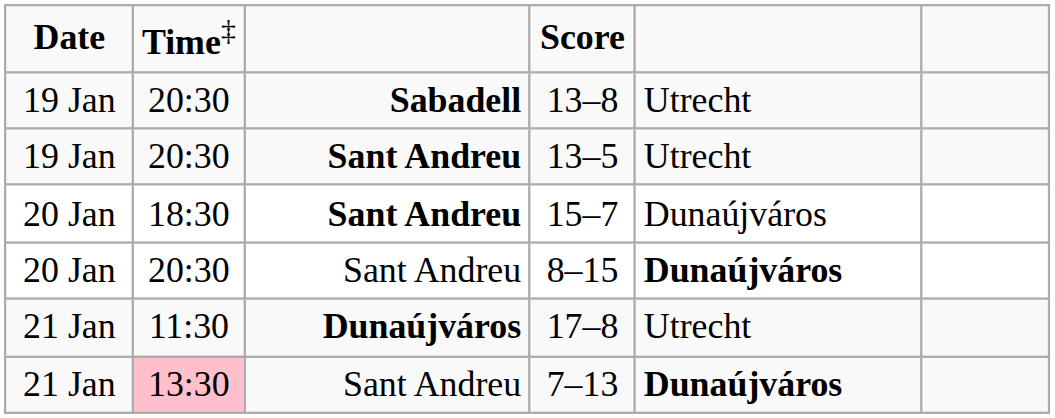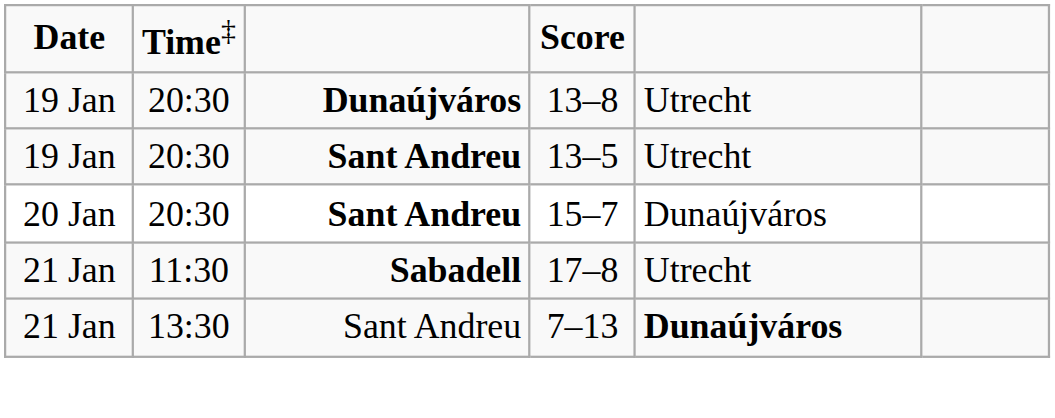(455, 99) Sabadell -> (422, 99) Dunaújváros
(189, 213) 18:30 -> (189, 213) 20:30
- row: (582, 269)
(422, 326) Dunaújváros -> (455, 269) Sabadell
(189, 383) pink background -> (189, 326) no background
